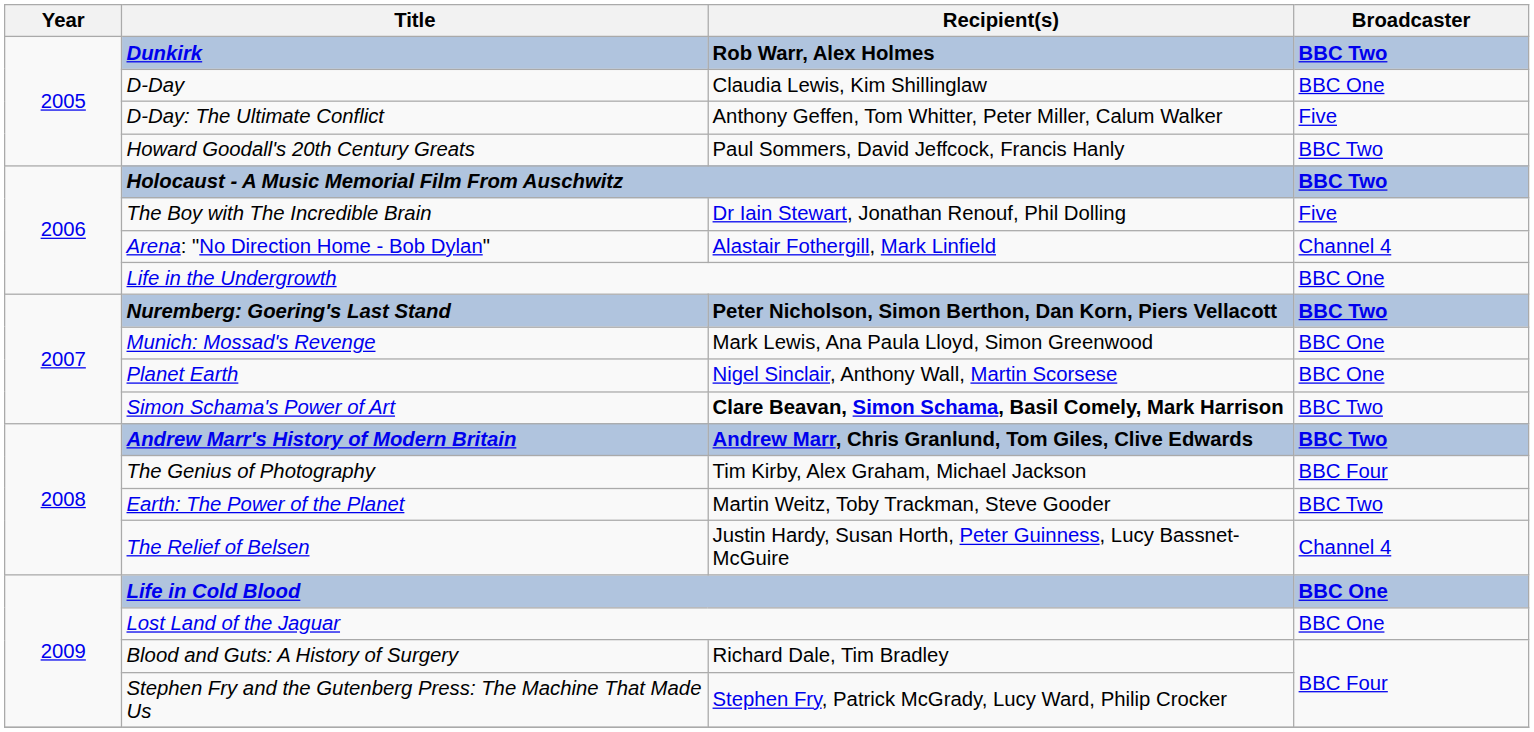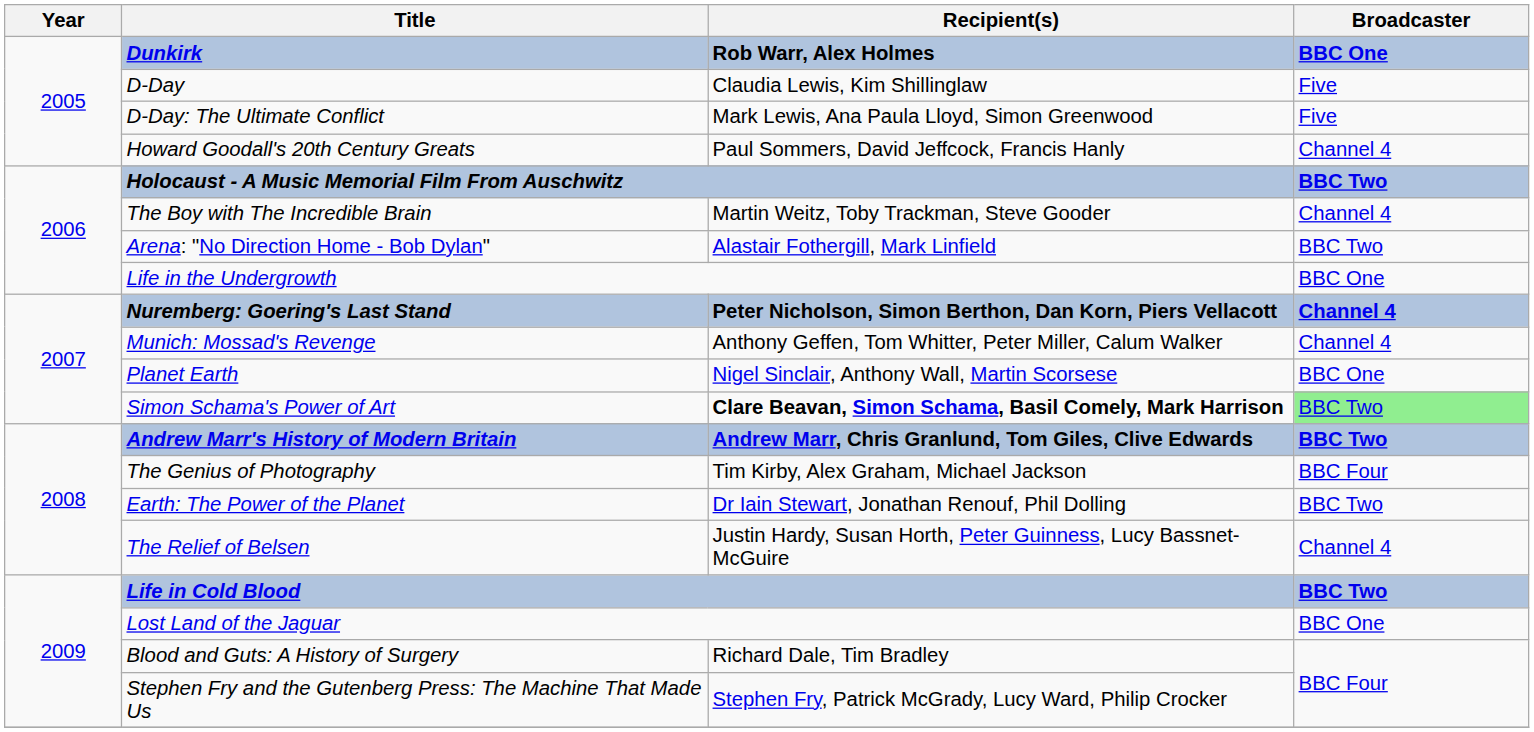(1343, 52) BBC Two -> (1343, 52) BBC One
(1342, 85) BBC One -> (1318, 85) Five
(968, 117) Anthony Geffen, Tom Whitter, Peter Miller, Calum Walker -> (933, 117) Mark Lewis, Ana Paula Lloyd, Simon Greenwood
(1341, 149) BBC Two -> (1345, 149) Channel 4
(919, 213) Dr Iain Stewart, Jonathan Renouf, Phil Dolling -> (912, 213) Martin Weitz, Toby Trackman, Steve Gooder
(1318, 213) Five -> (1345, 213) Channel 4
(1345, 246) Channel 4 -> (1341, 246) BBC Two
(1343, 310) BBC Two -> (1347, 310) Channel 4
(933, 342) Mark Lewis, Ana Paula Lloyd, Simon Greenwood -> (968, 342) Anthony Geffen, Tom Whitter, Peter Miller, Calum Walker
(1342, 342) BBC One -> (1345, 342) Channel 4
(1341, 407) no background -> (1341, 407) lightgreen background
(912, 504) Martin Weitz, Toby Trackman, Steve Gooder -> (919, 504) Dr Iain Stewart, Jonathan Renouf, Phil Dolling
(1343, 591) BBC One -> (1343, 591) BBC Two
